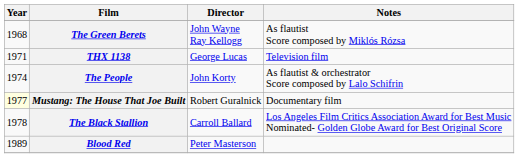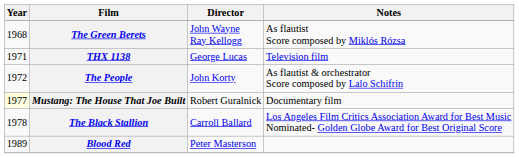(17, 78) 1974 -> (17, 78) 1972
